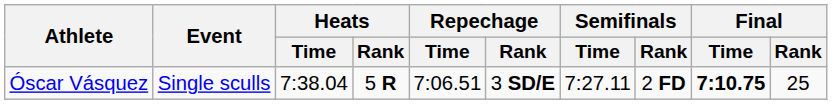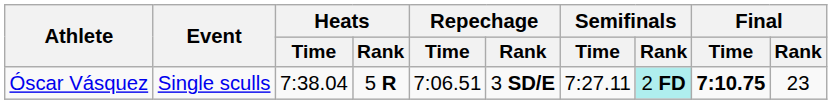(664, 83) no background -> (664, 83) paleturquoise background
(798, 83) 25 -> (798, 83) 23
